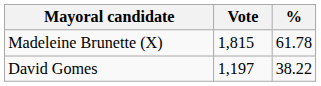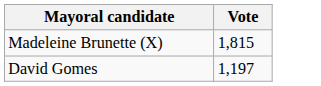- column: (294, 17)
